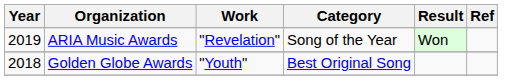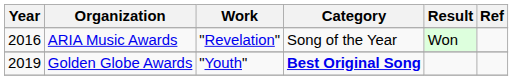(24, 39) 2019 -> (24, 39) 2016
(24, 63) 2018 -> (24, 63) 2019
(349, 63) normal -> (354, 63) bold
